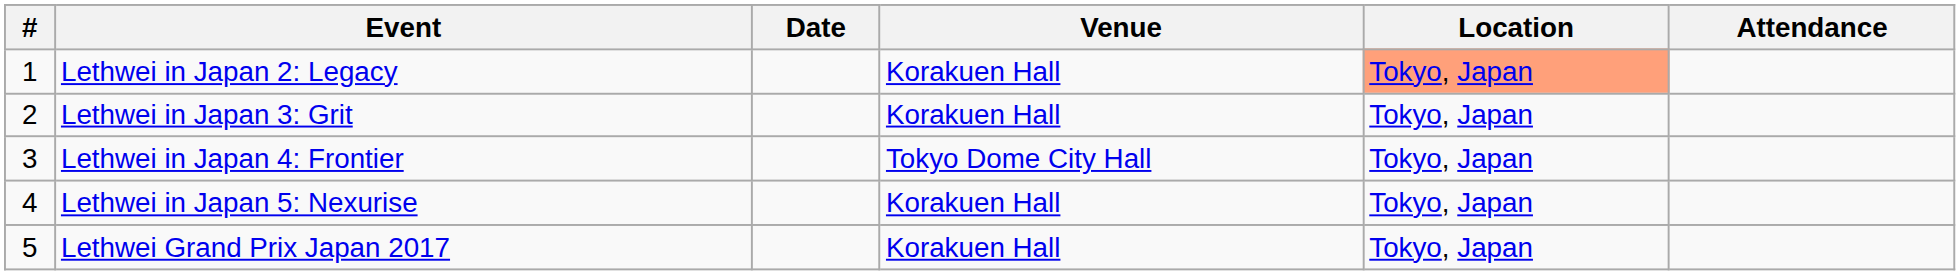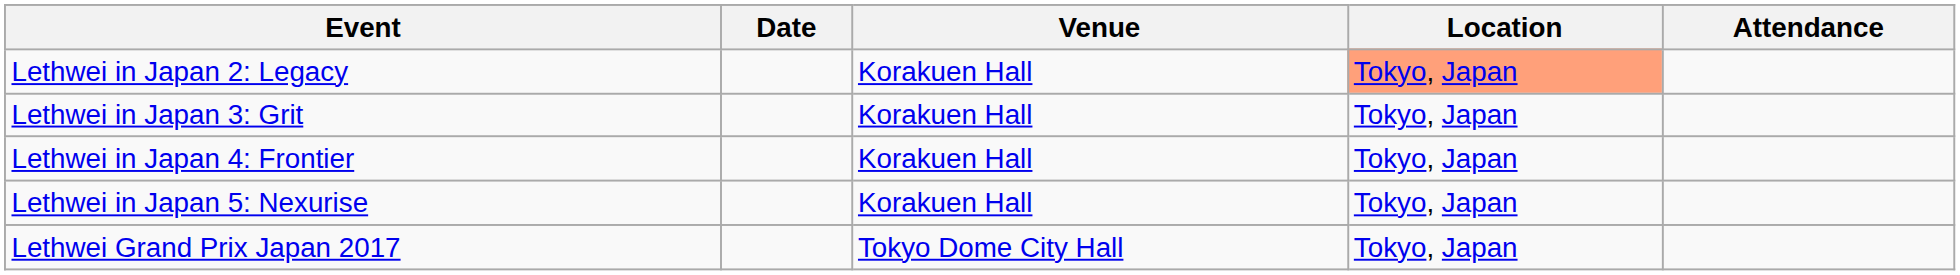- column: (30, 27)
(1019, 159) Tokyo Dome City Hall -> (945, 159) Korakuen Hall
(973, 247) Korakuen Hall -> (991, 247) Tokyo Dome City Hall
